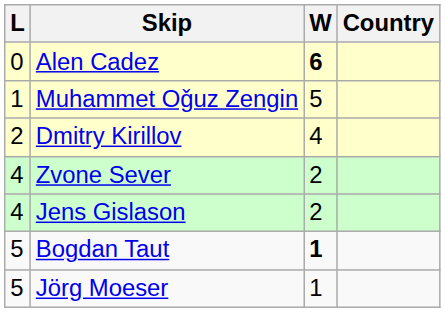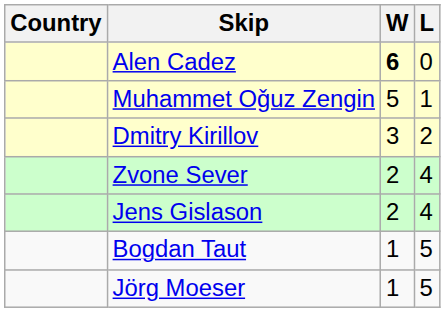columns swapped: (388, 23) <-> (18, 23)
(316, 136) 4 -> (393, 136) 3
(316, 250) bold -> (393, 250) normal
